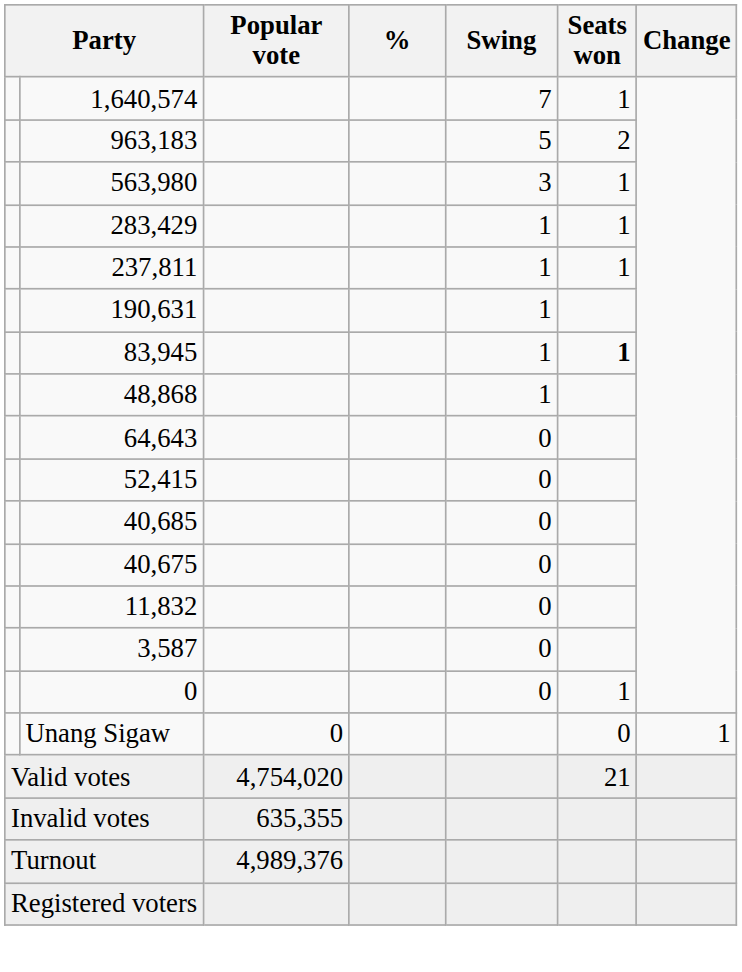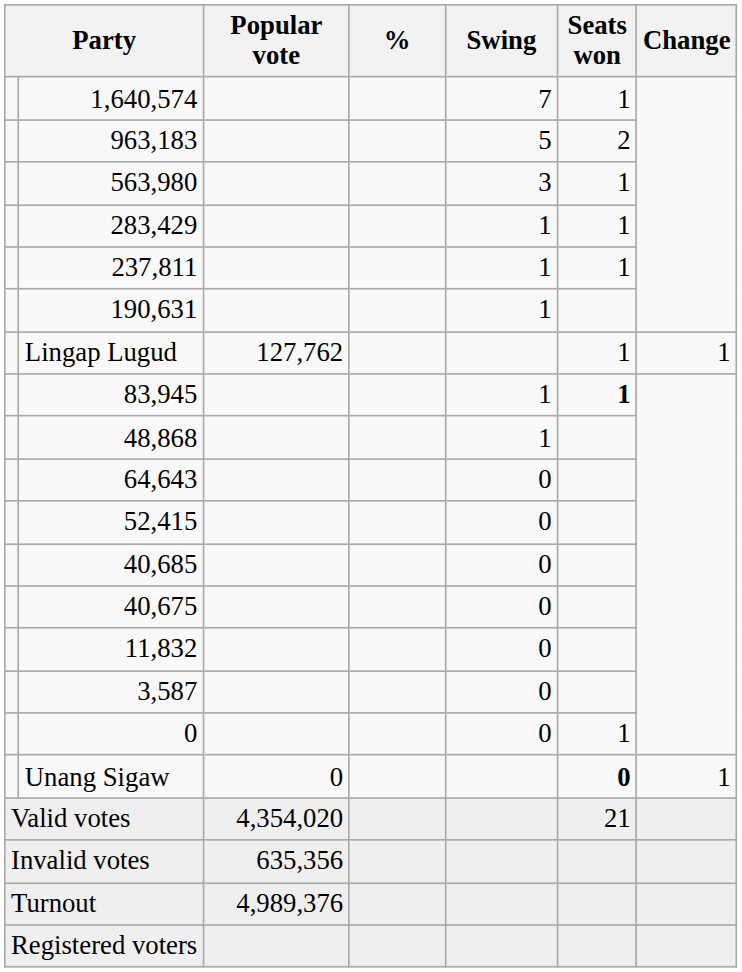+ row: (101, 352)
(624, 733) normal -> (624, 776) bold
(290, 776) 4,754,020 -> (290, 818) 4,354,020
(300, 818) 635,355 -> (300, 860) 635,356
